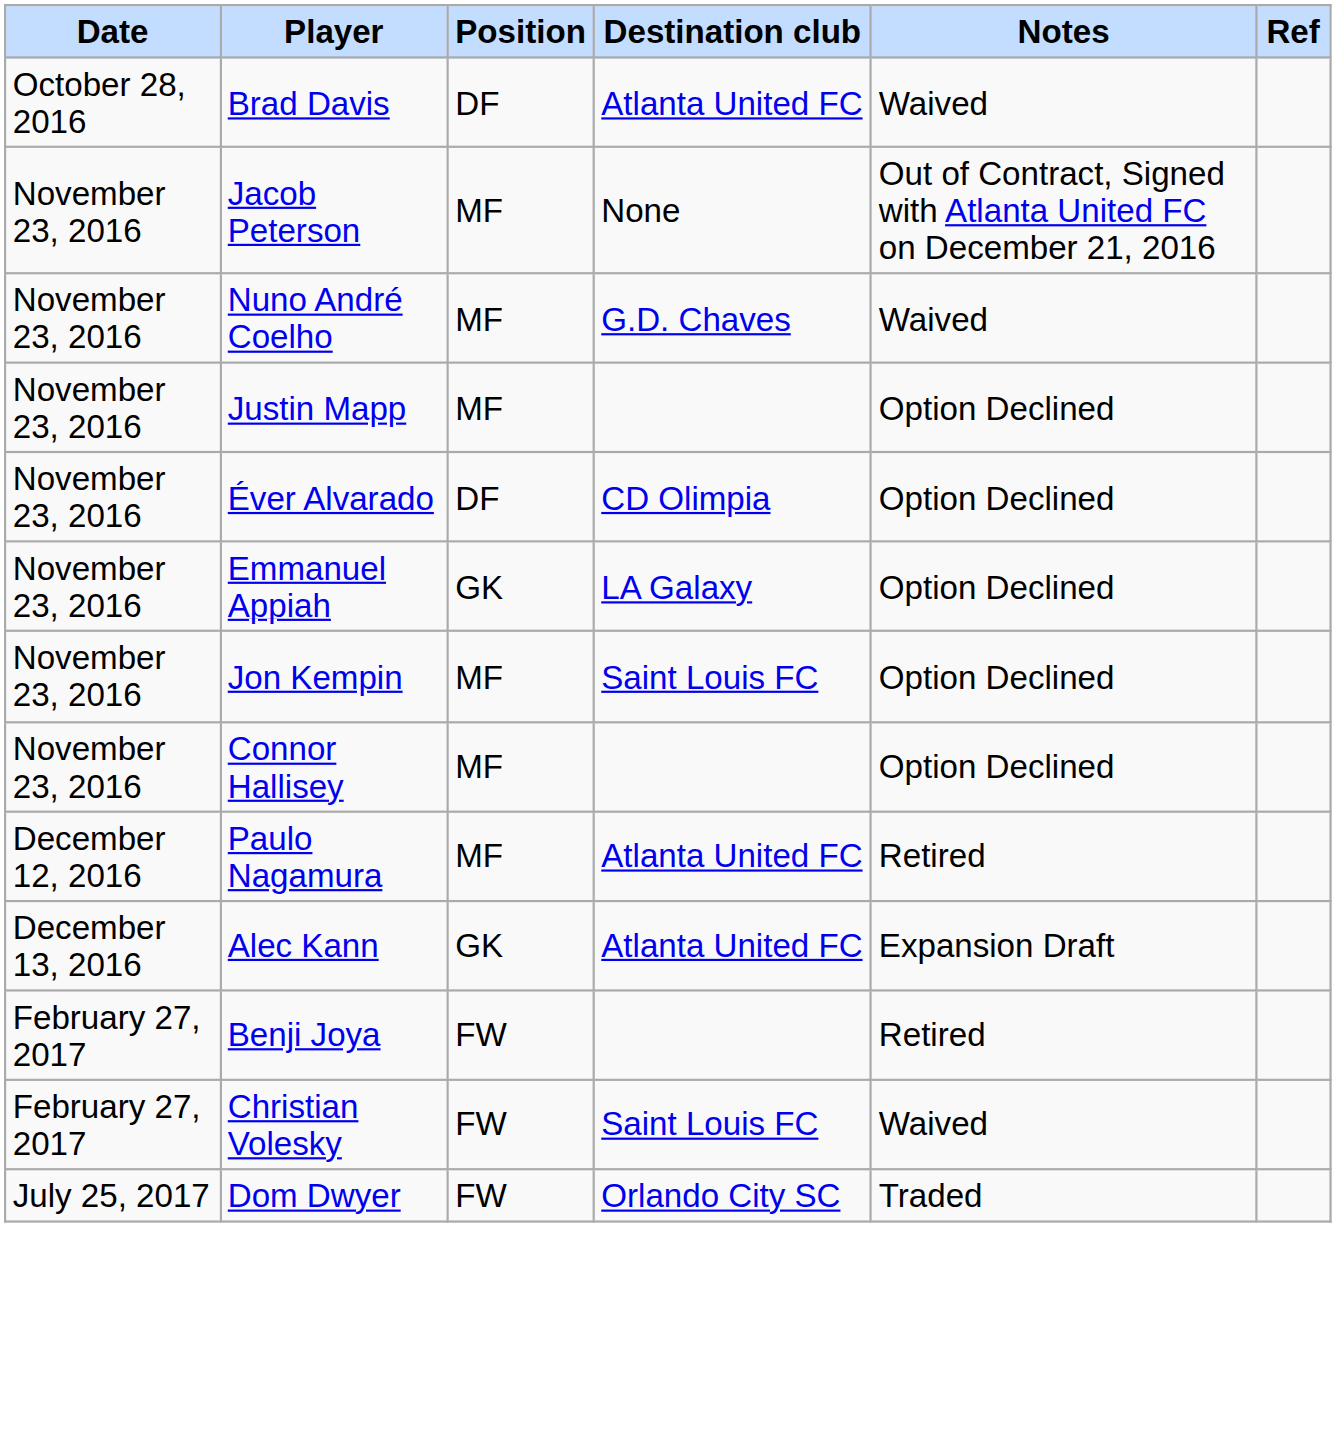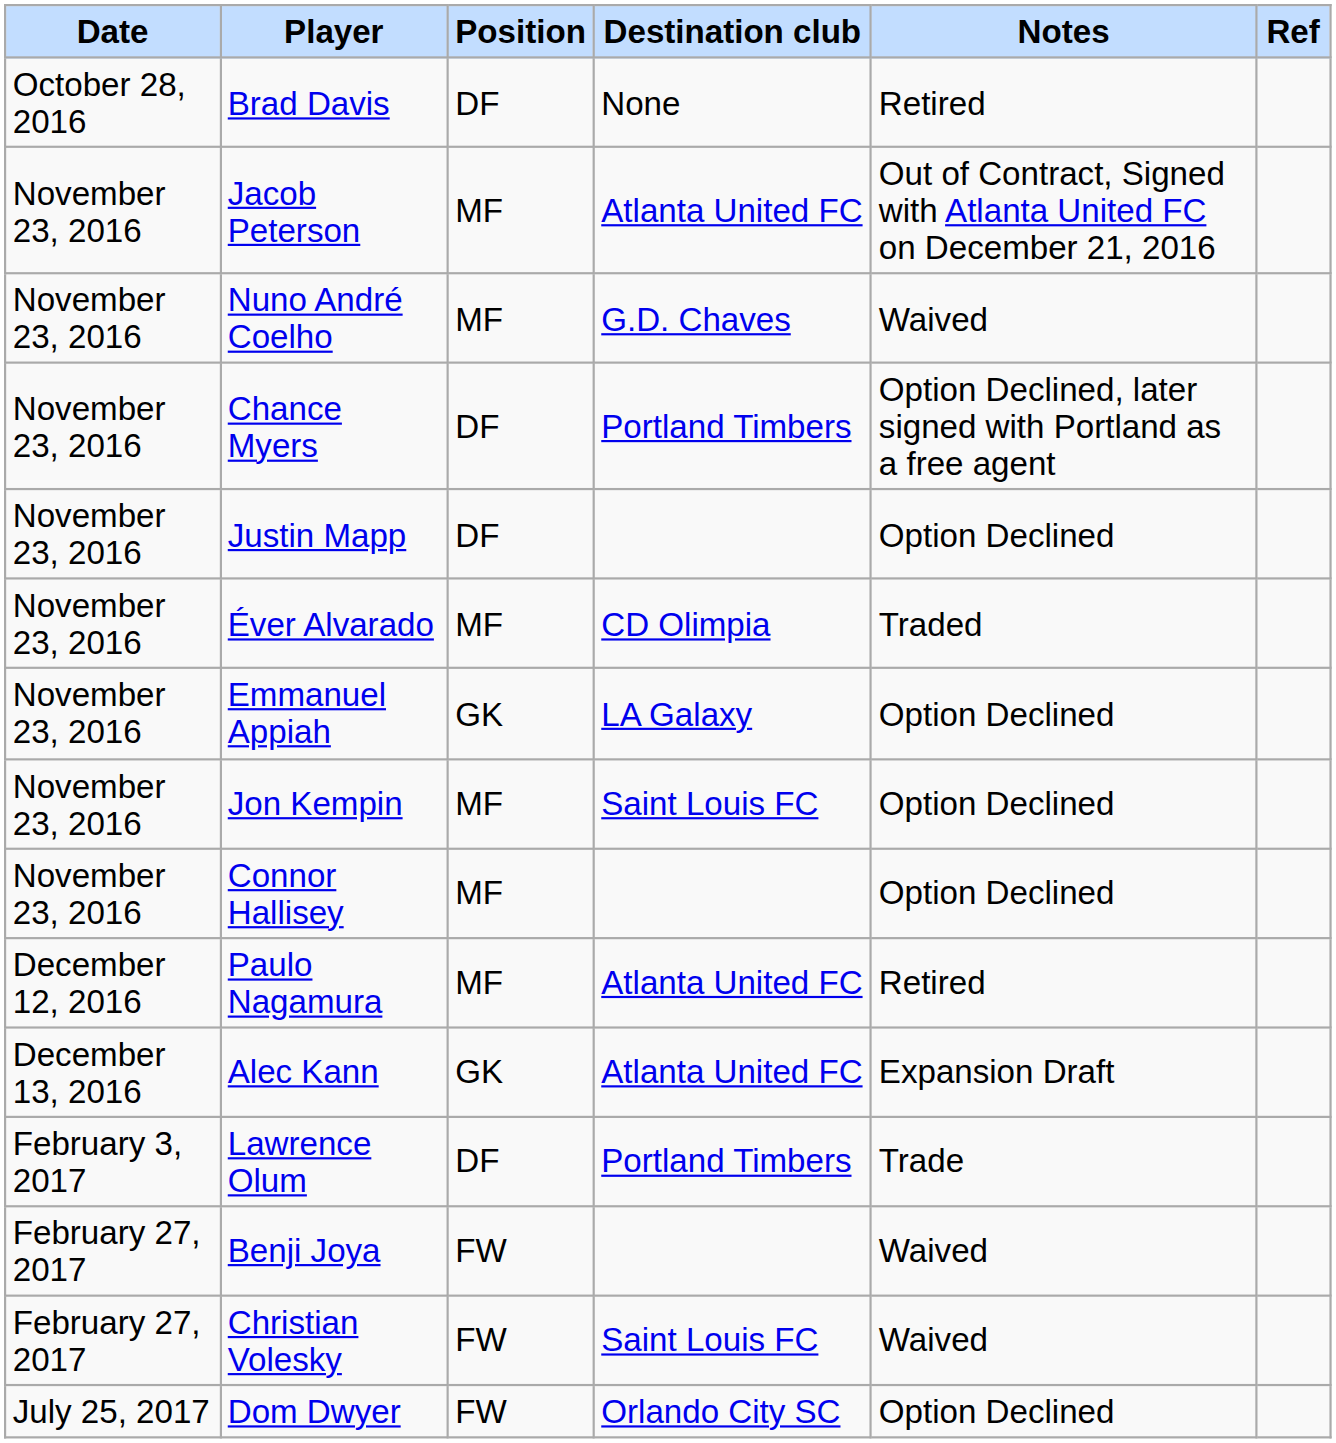(732, 102) Atlanta United FC -> (641, 102) None
(933, 102) Waived -> (932, 102) Retired
(641, 211) None -> (732, 211) Atlanta United FC
+ row: (285, 427)
(479, 408) MF -> (477, 535) DF
(477, 498) DF -> (479, 624) MF
(997, 498) Option Declined -> (931, 624) Traded
+ row: (300, 1161)
(932, 1035) Retired -> (933, 1251) Waived
(931, 1195) Traded -> (997, 1411) Option Declined
